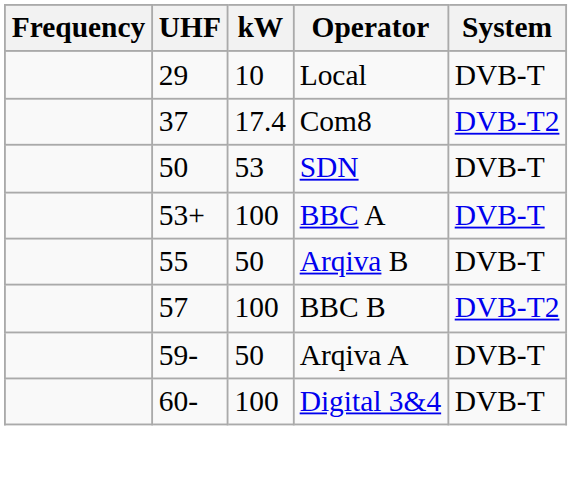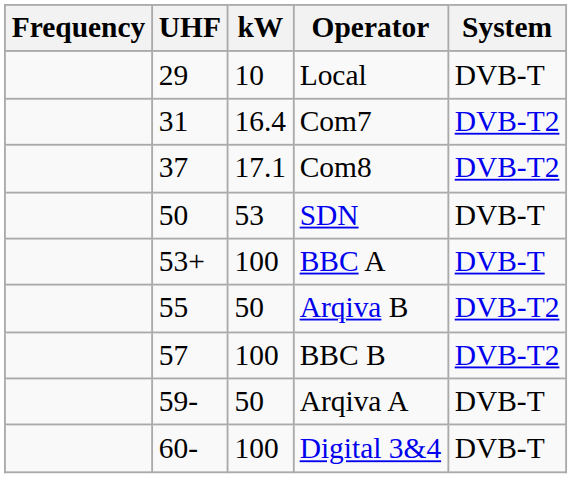+ row: (336, 121)
(260, 121) 17.4 -> (260, 167) 17.1
(500, 261) DVB-T -> (507, 307) DVB-T2
